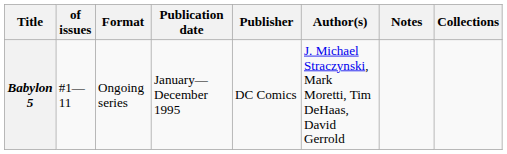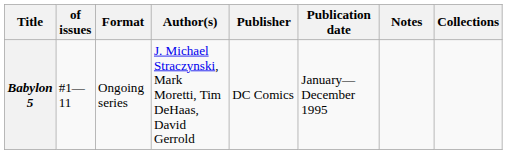columns swapped: (340, 22) <-> (191, 22)
